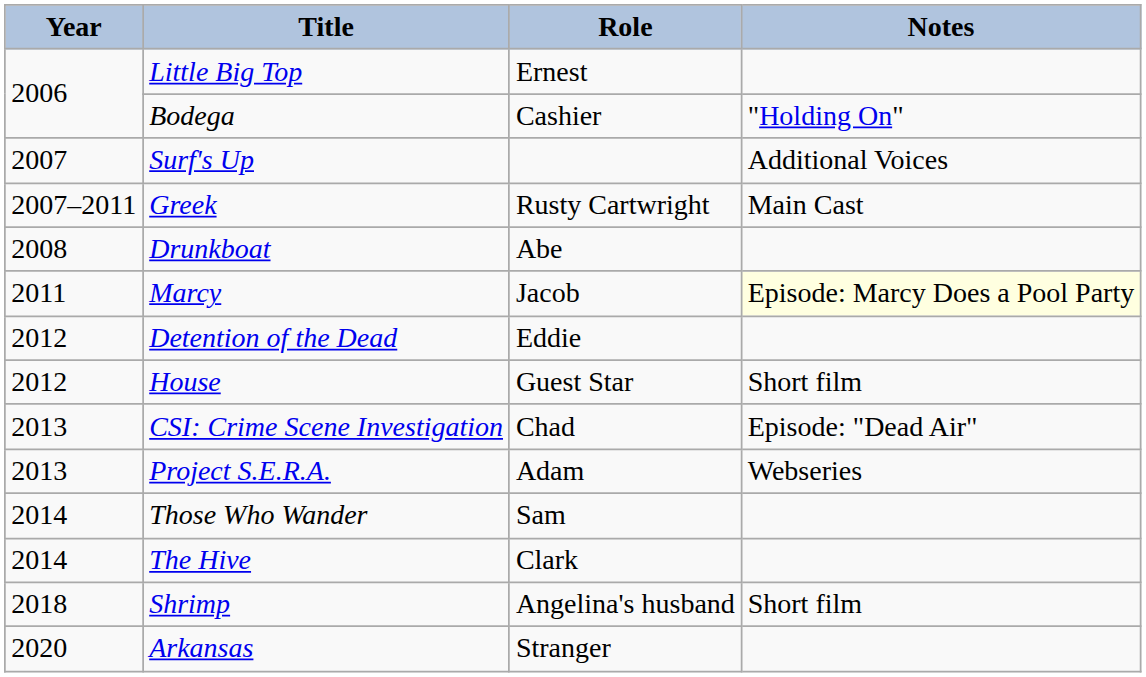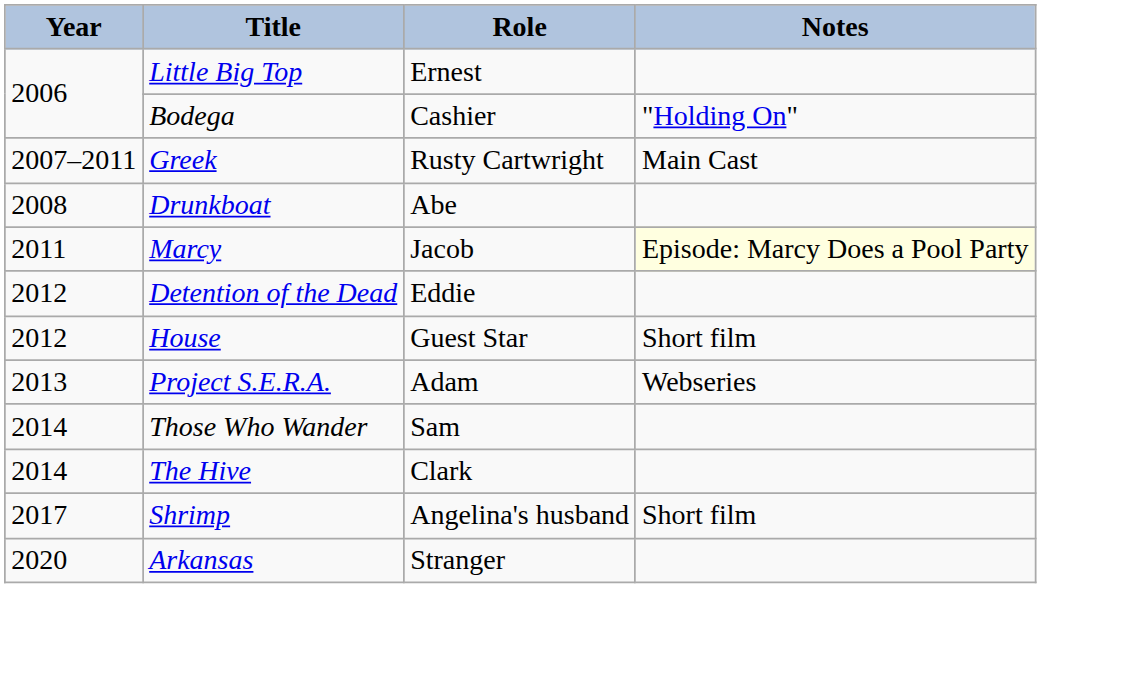- row: (202, 159)
- row: (326, 426)
(39, 603) 2018 -> (39, 515) 2017
